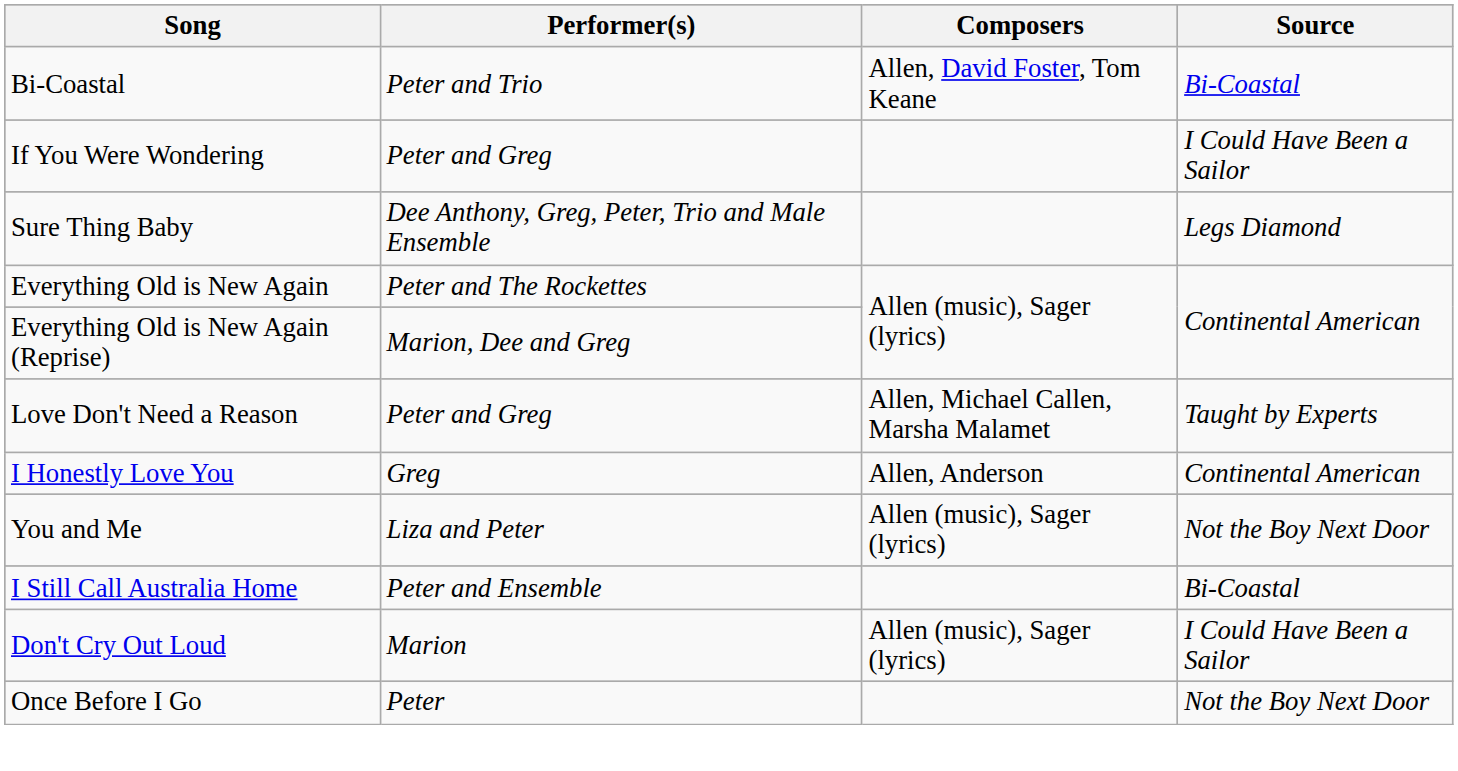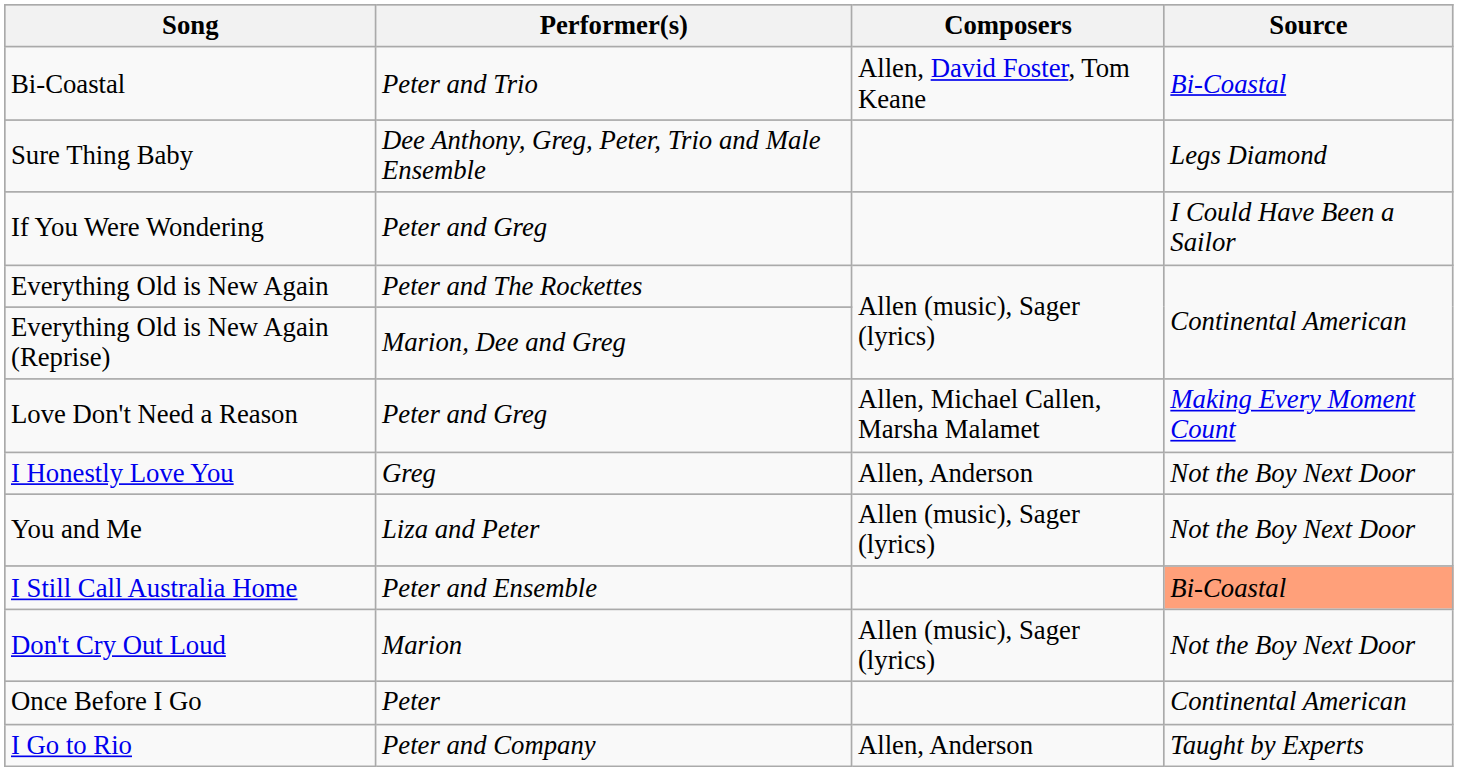rows swapped: (137, 155) <-> (102, 227)
(1281, 415) Taught by Experts -> (1293, 415) Making Every Moment Count
(1302, 472) Continental American -> (1293, 472) Not the Boy Next Door
(1242, 587) no background -> (1228, 587) lightsalmon background
(1296, 644) I Could Have Been a Sailor -> (1293, 644) Not the Boy Next Door
(1307, 702) Not the Boy Next Door -> (1288, 702) Continental American
+ row: (71, 744)
